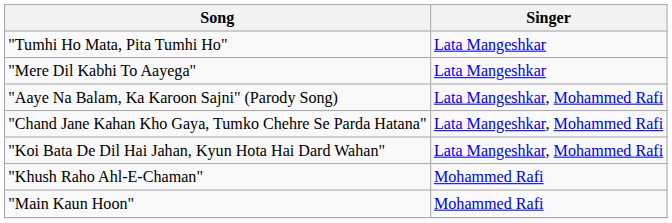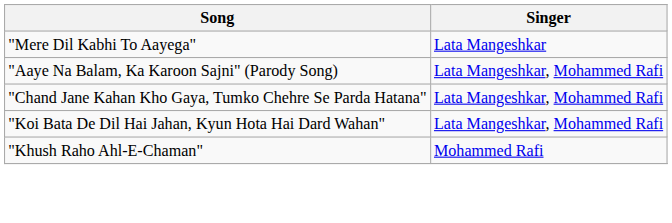- row: (118, 44)
- row: (71, 203)
